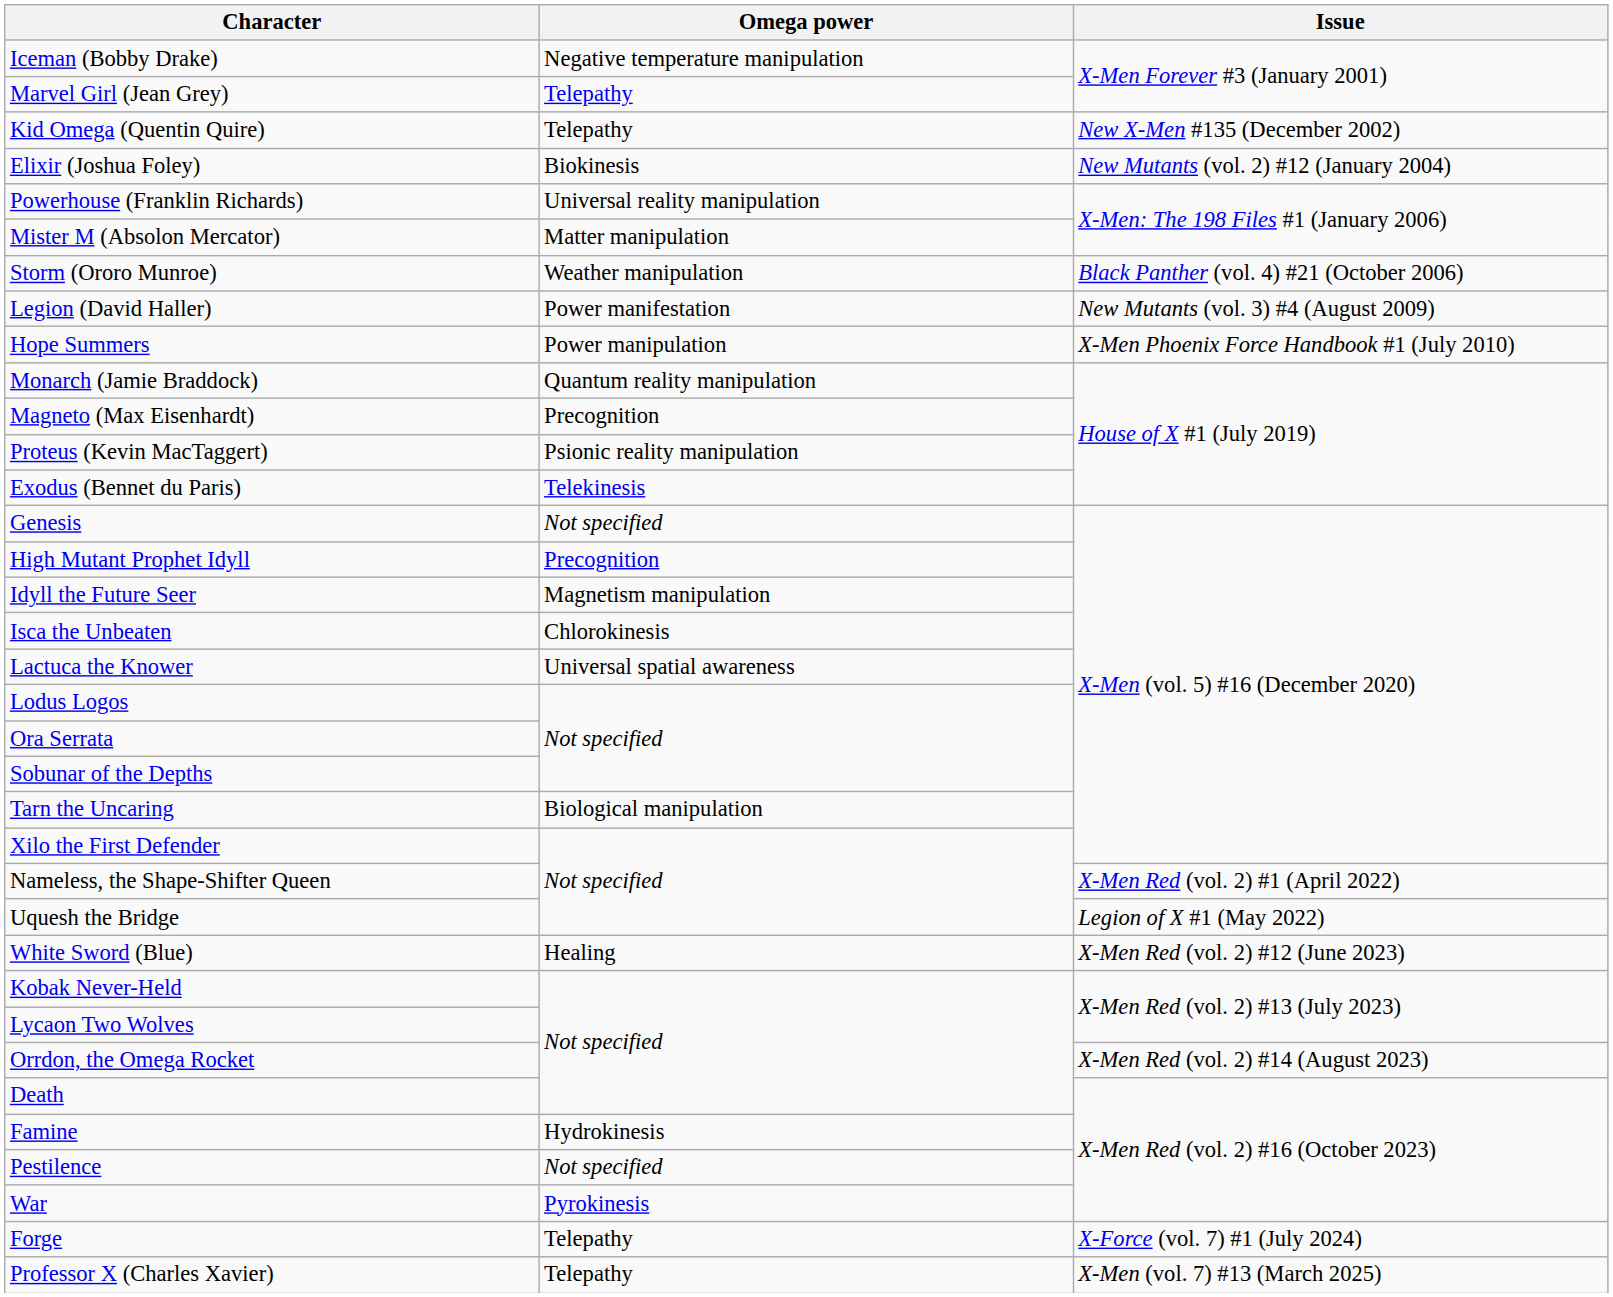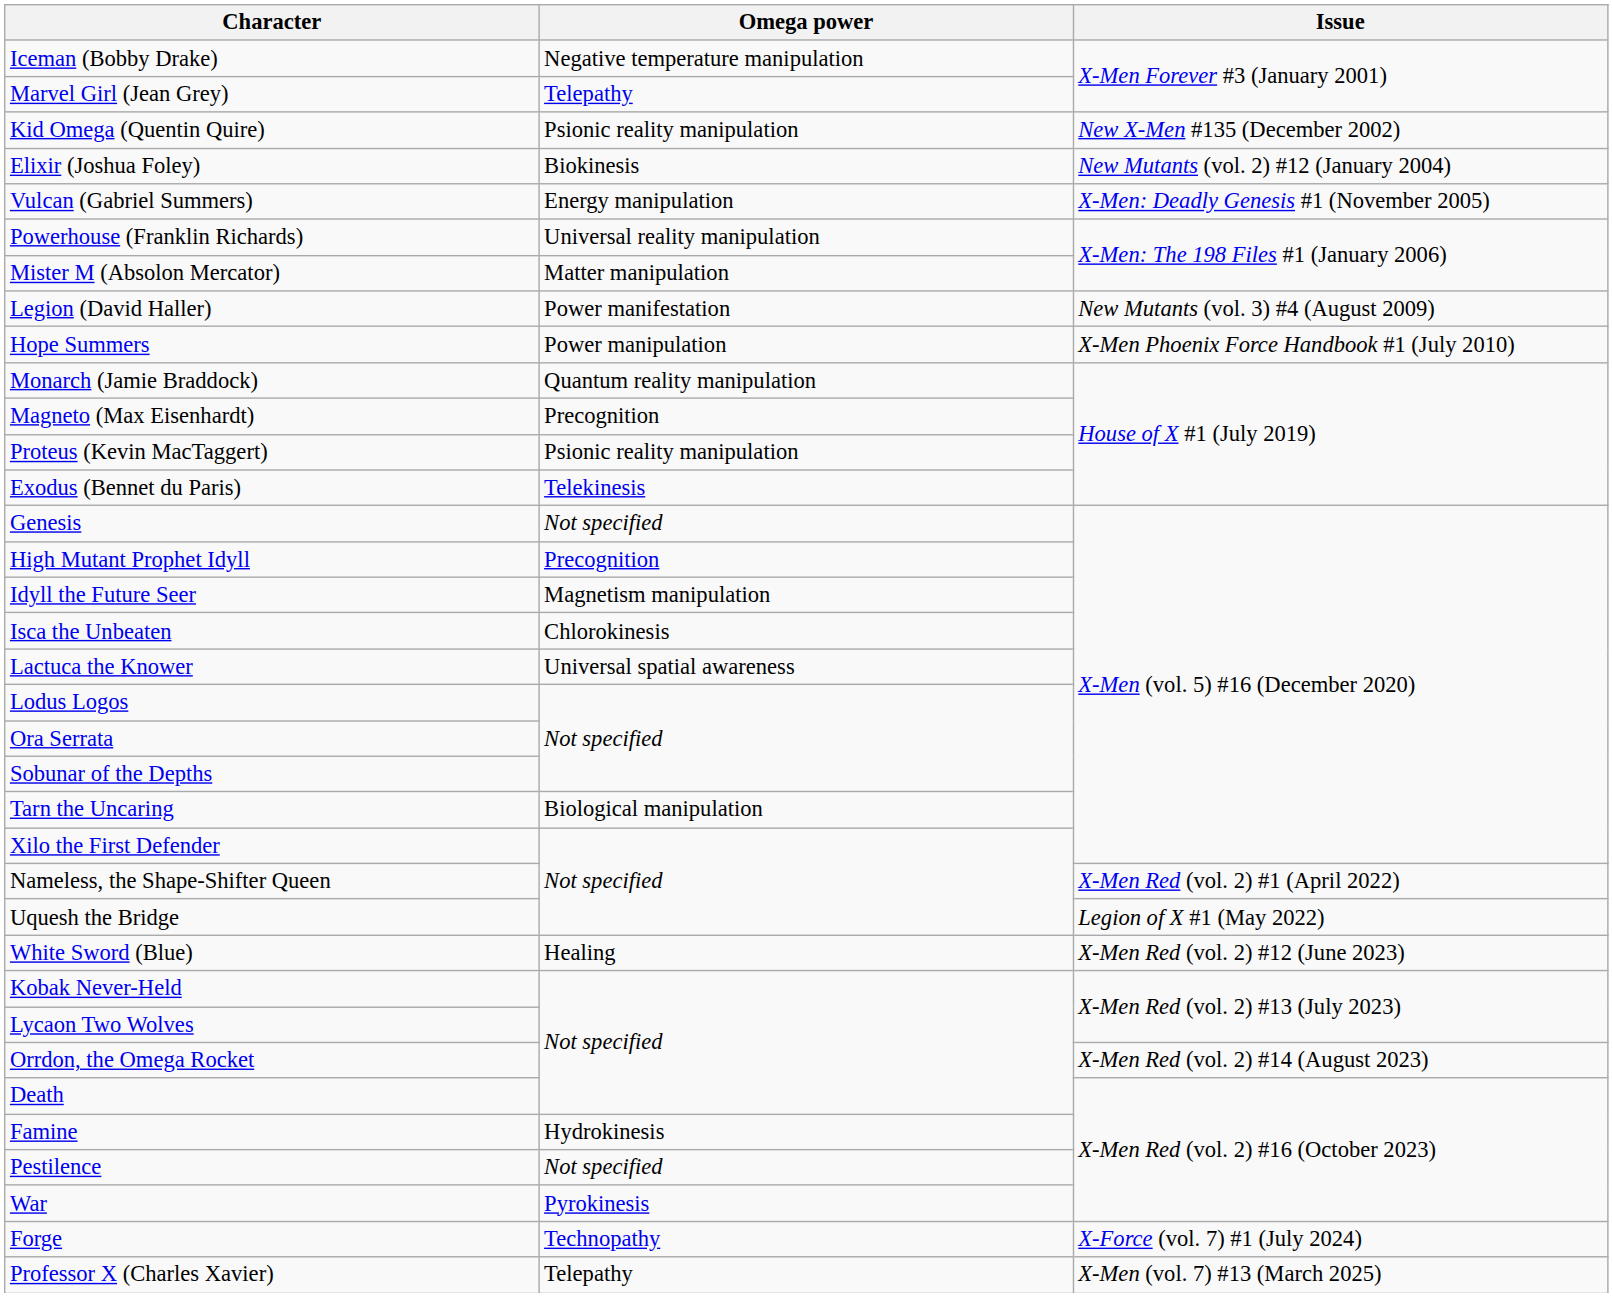(588, 129) Telepathy -> (671, 129) Psionic reality manipulation
+ row: (131, 201)
- row: (113, 272)
(588, 1238) Telepathy -> (602, 1238) Technopathy
